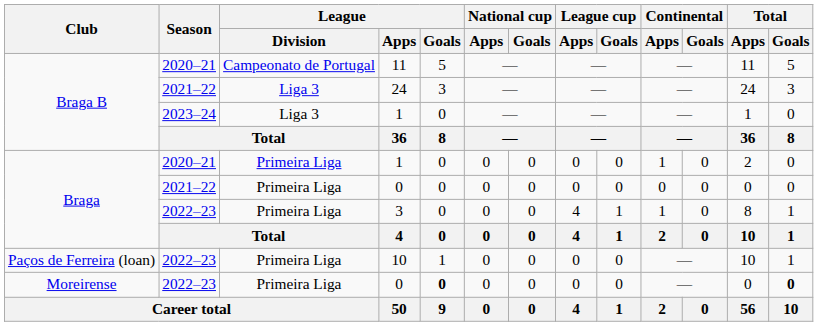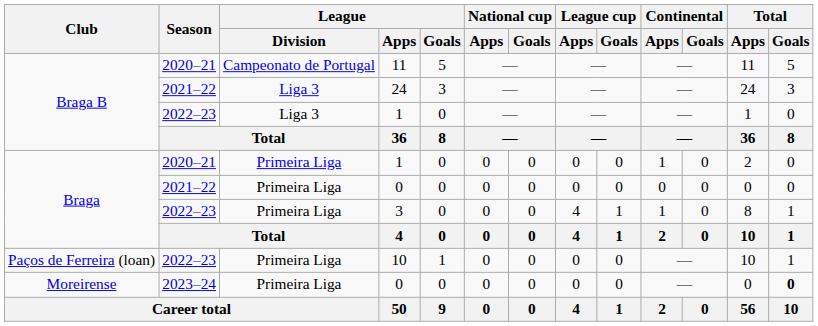(189, 114) 2023–24 -> (189, 114) 2022–23
(189, 284) 2022–23 -> (189, 284) 2023–24
(442, 284) bold -> (442, 284) normal
